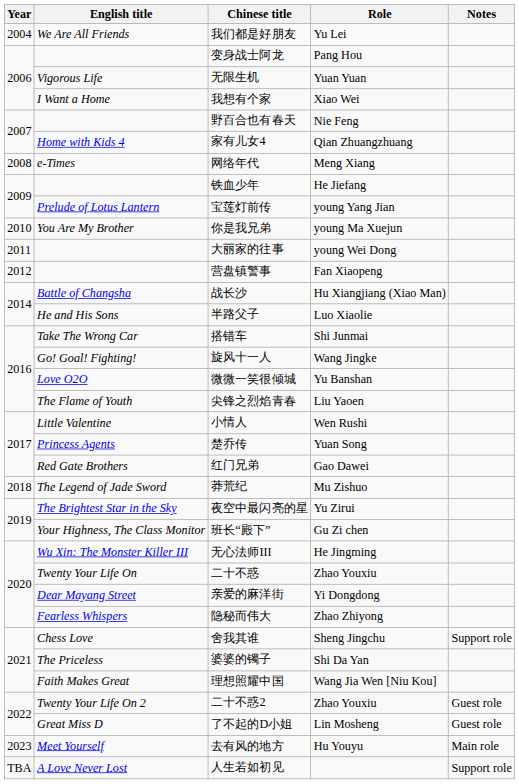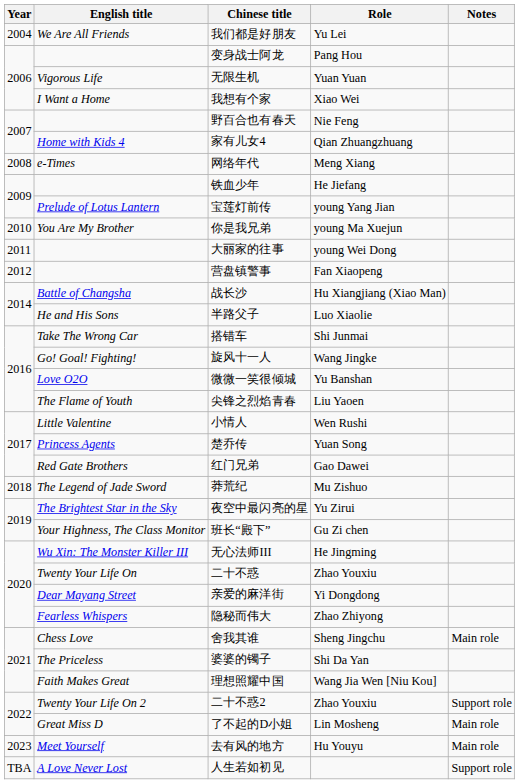(482, 638) Support role -> (475, 638) Main role
(477, 703) Guest role -> (482, 703) Support role
(477, 724) Guest role -> (475, 724) Main role
